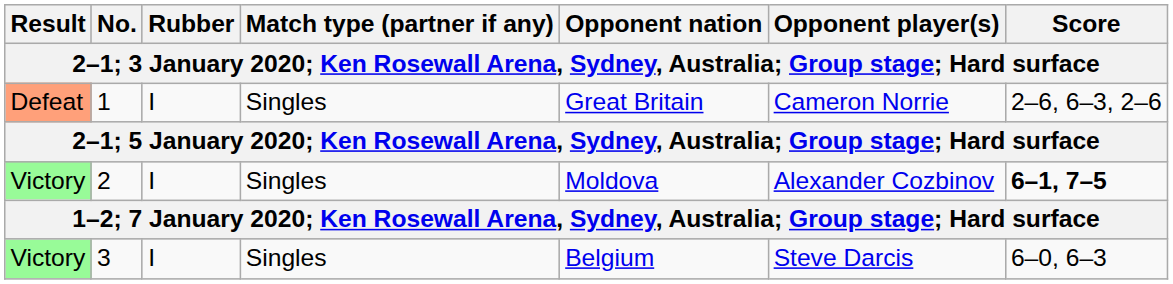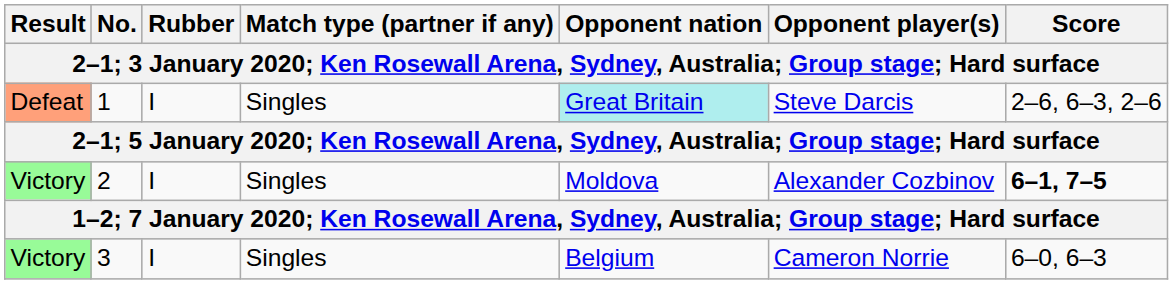(634, 102) no background -> (634, 102) paleturquoise background
(861, 102) Cameron Norrie -> (843, 102) Steve Darcis
(843, 258) Steve Darcis -> (861, 258) Cameron Norrie
